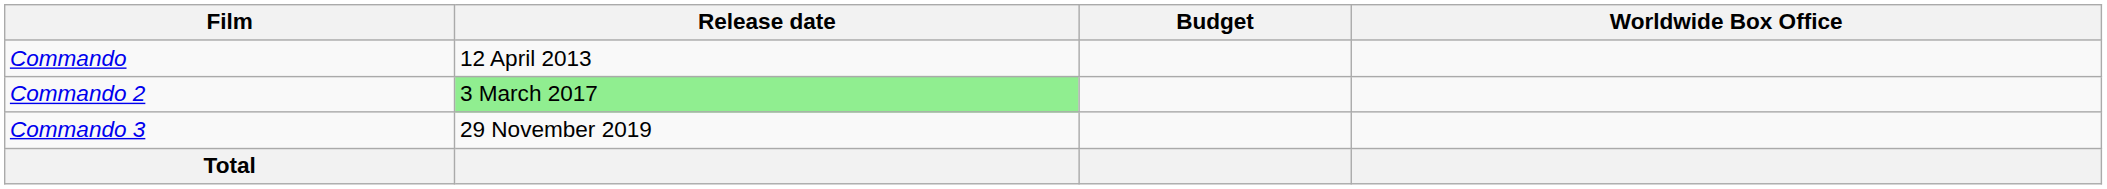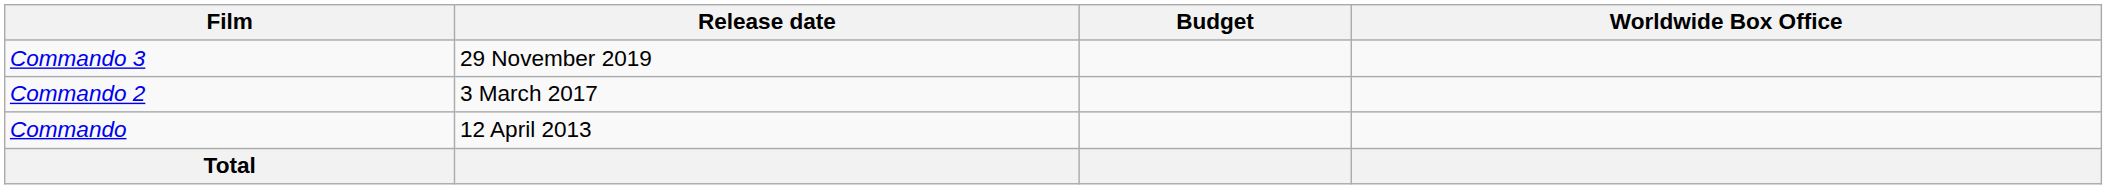rows swapped: (68, 58) <-> (78, 129)
(529, 93) lightgreen background -> (529, 93) no background
